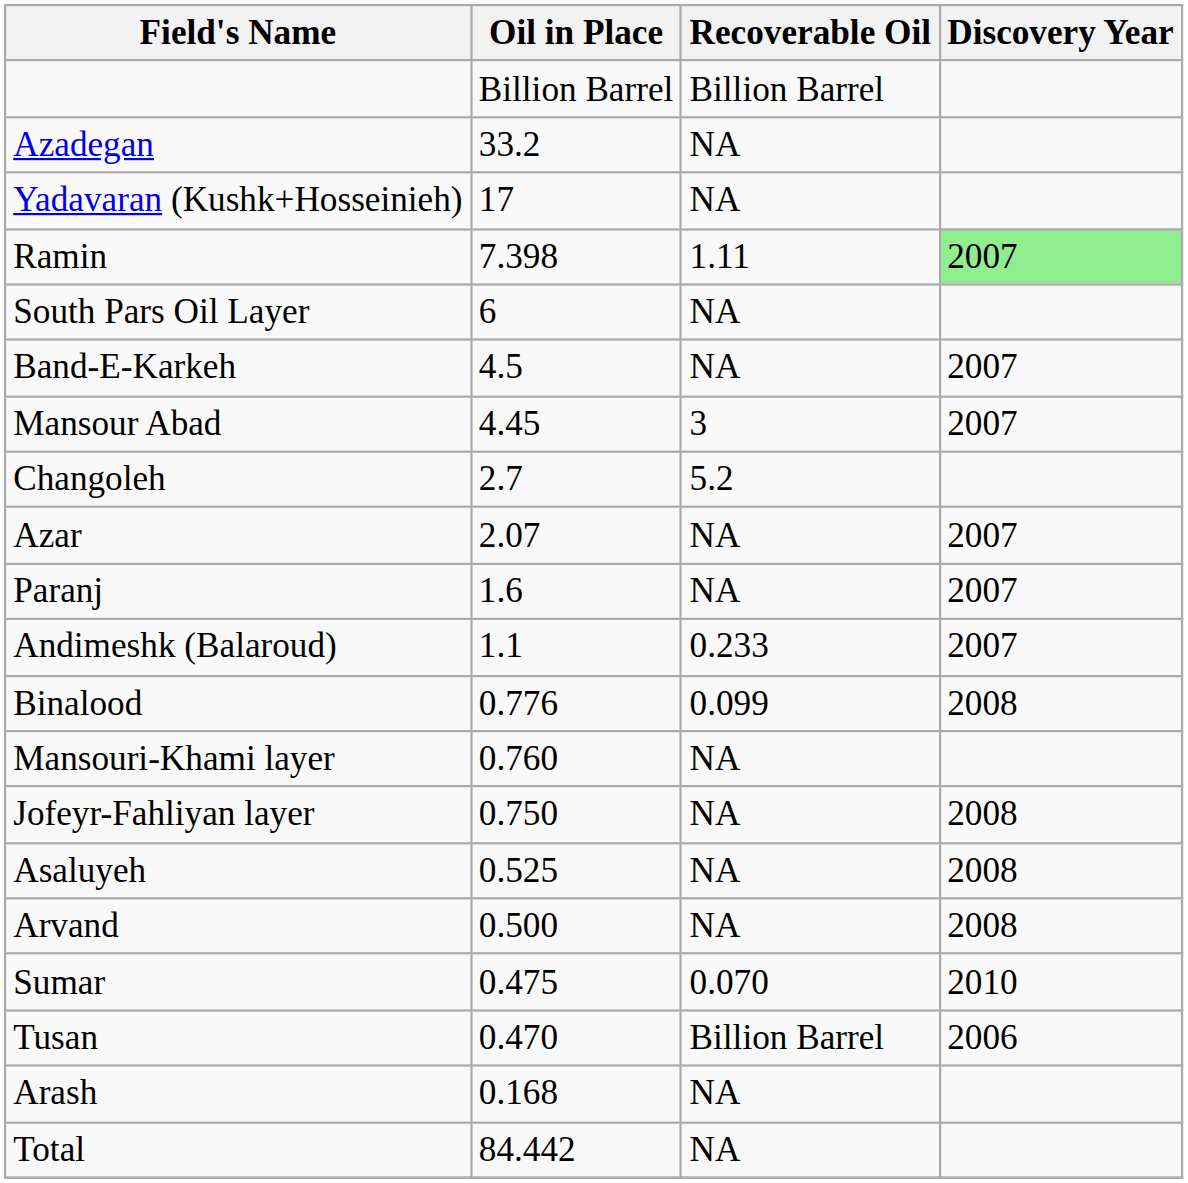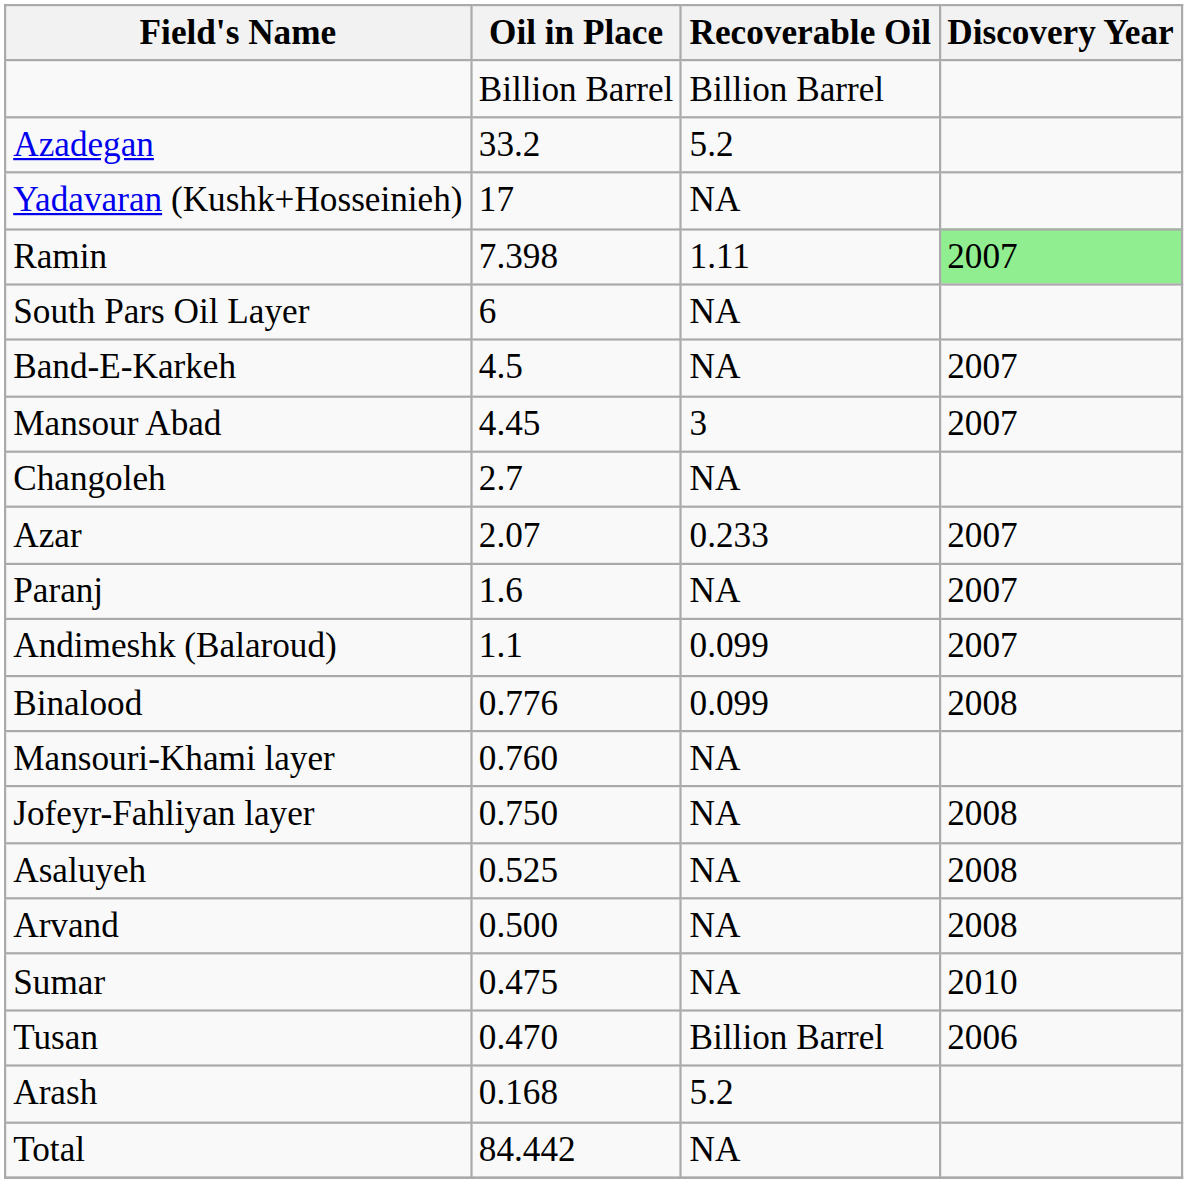(715, 144) NA -> (712, 144) 5.2
(712, 479) 5.2 -> (715, 479) NA
(715, 534) NA -> (729, 534) 0.233
(729, 646) 0.233 -> (729, 646) 0.099
(729, 981) 0.070 -> (715, 981) NA
(715, 1093) NA -> (712, 1093) 5.2
